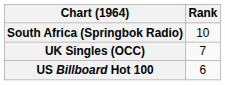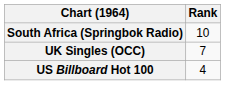(203, 70) 6 -> (203, 70) 4
